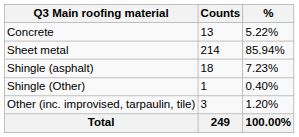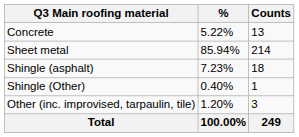columns swapped: (220, 13) <-> (268, 13)
